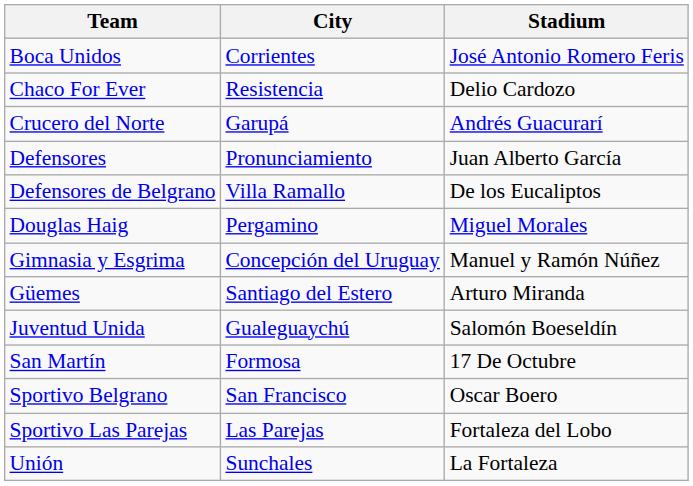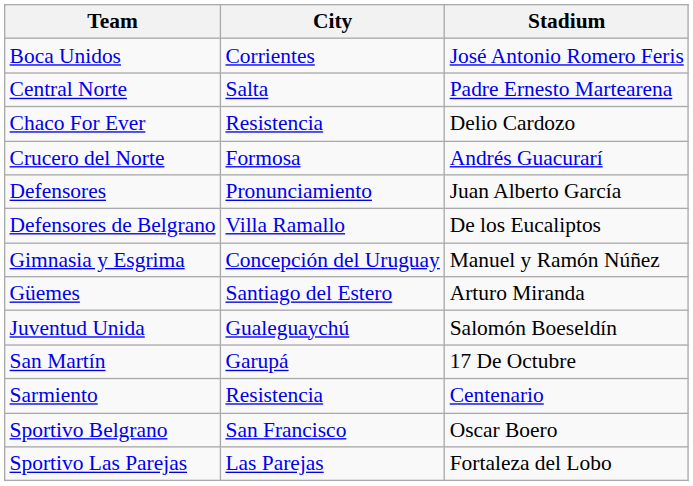+ row: (68, 89)
(257, 123) Garupá -> (263, 157) Formosa
- row: (69, 225)
(263, 361) Formosa -> (257, 361) Garupá
+ row: (54, 395)
- row: (36, 463)
